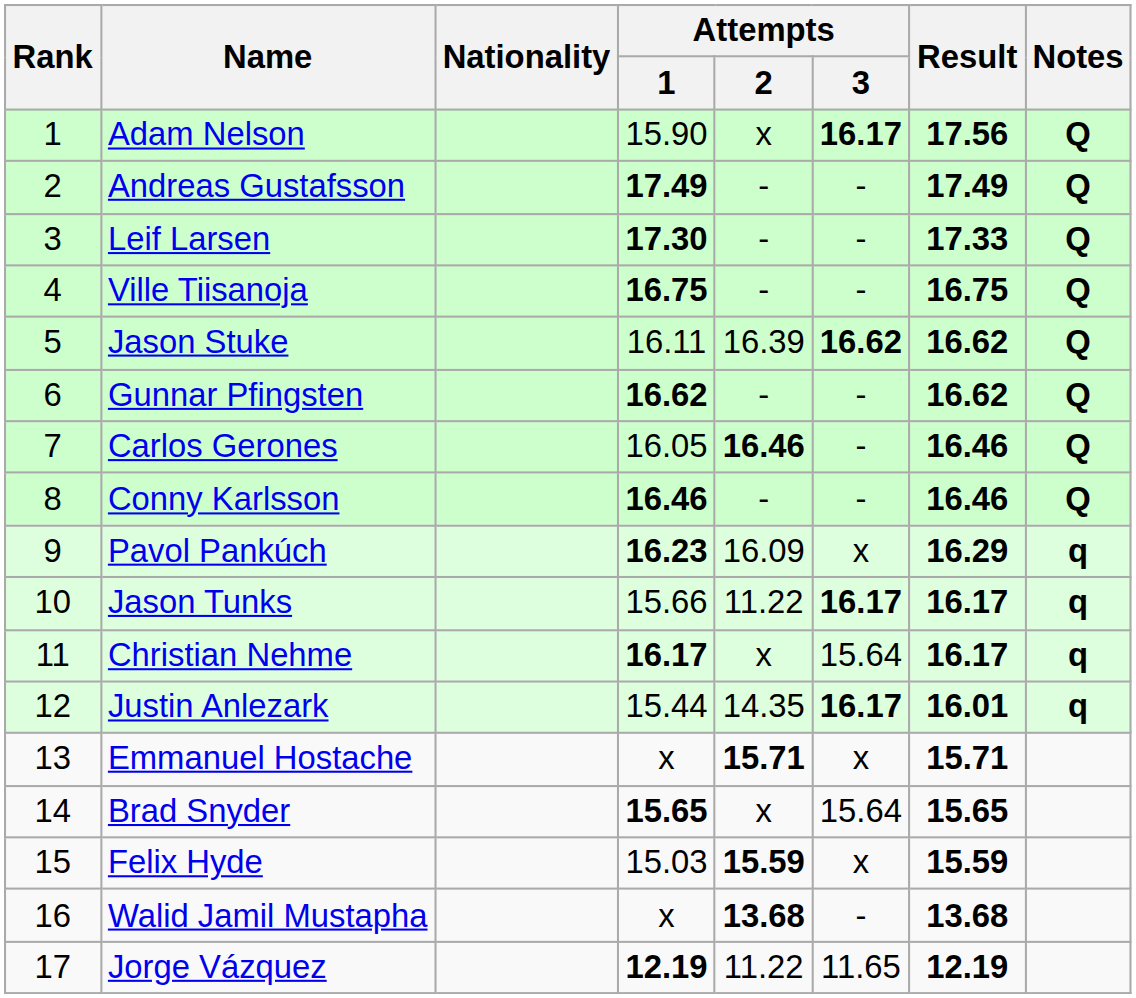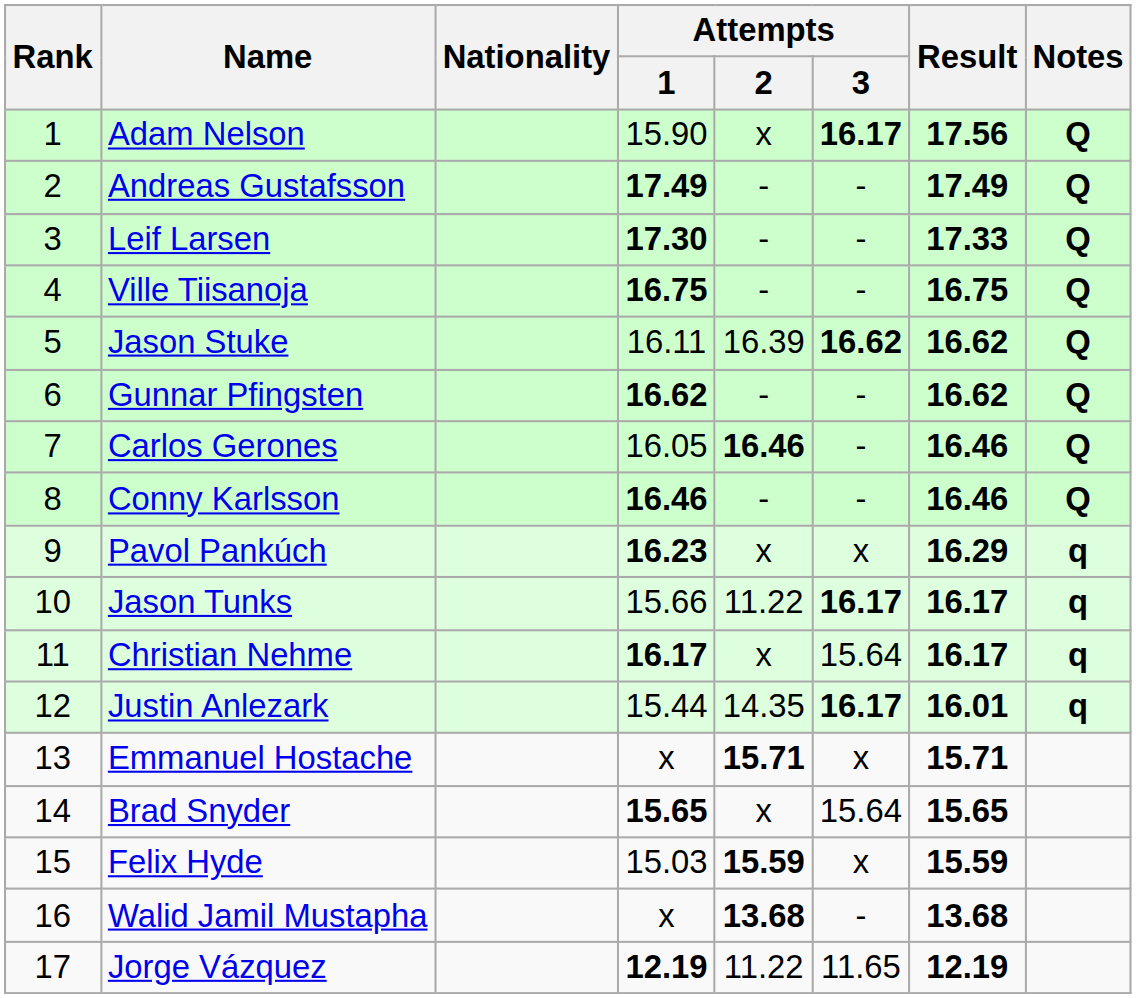(764, 550) 16.09 -> (764, 550) x
